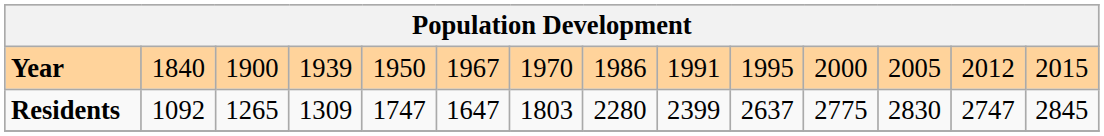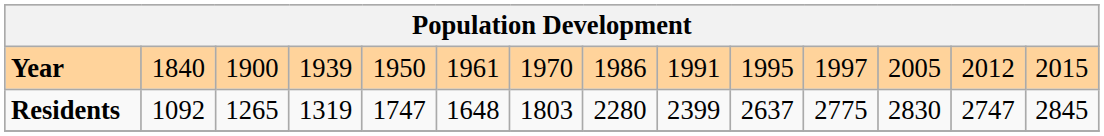(473, 67) 1967 -> (473, 67) 1961
(841, 67) 2000 -> (841, 67) 1997
(326, 109) 1309 -> (326, 109) 1319
(473, 109) 1647 -> (473, 109) 1648
